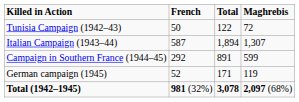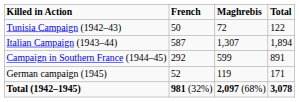columns swapped: (266, 12) <-> (228, 12)
